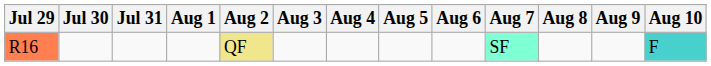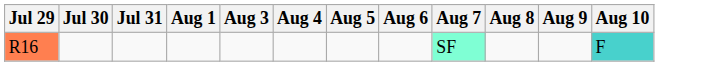- column: (246, 18)
